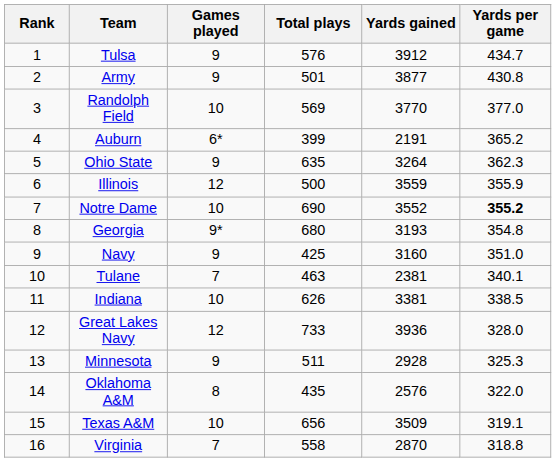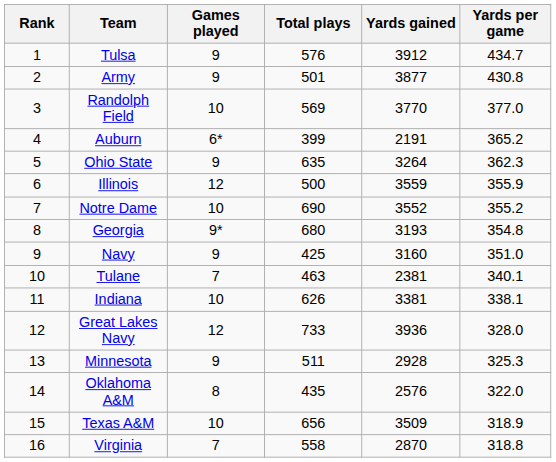(505, 208) bold -> (505, 208) normal
(505, 299) 338.5 -> (505, 299) 338.1
(505, 423) 319.1 -> (505, 423) 318.9
